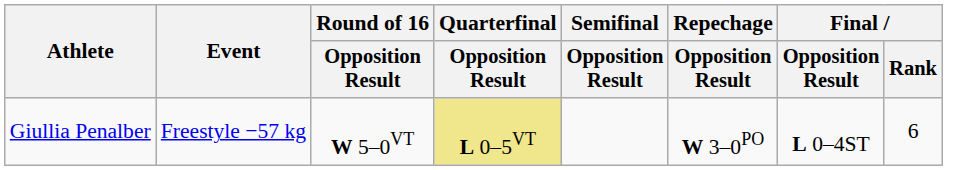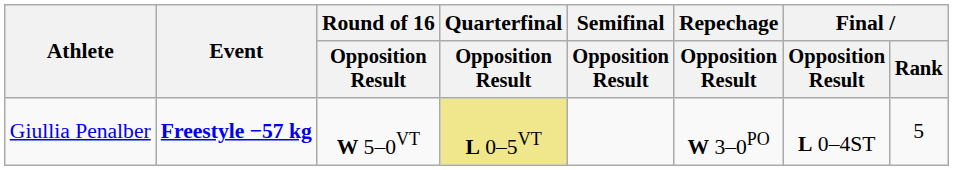(233, 131) normal -> (236, 131) bold
(913, 131) 6 -> (919, 131) 5
